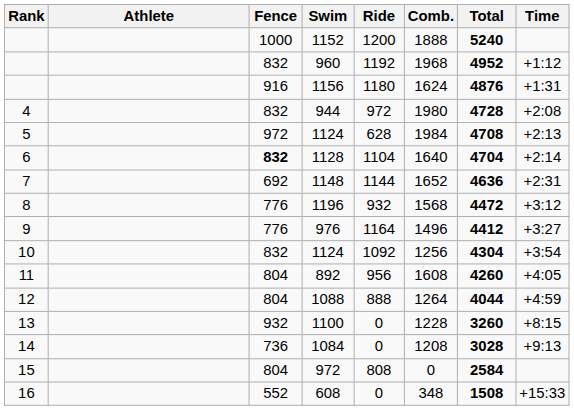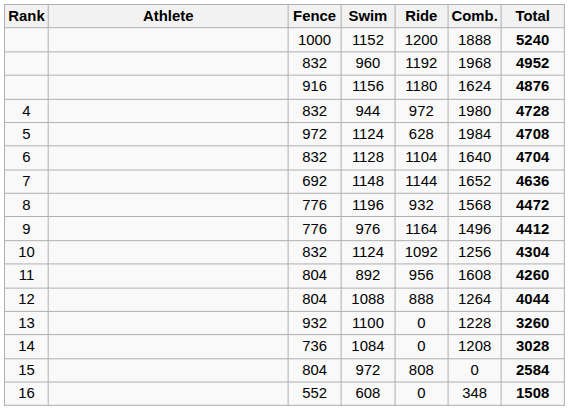- column: (542, 16)
(276, 157) bold -> (315, 157) normal
